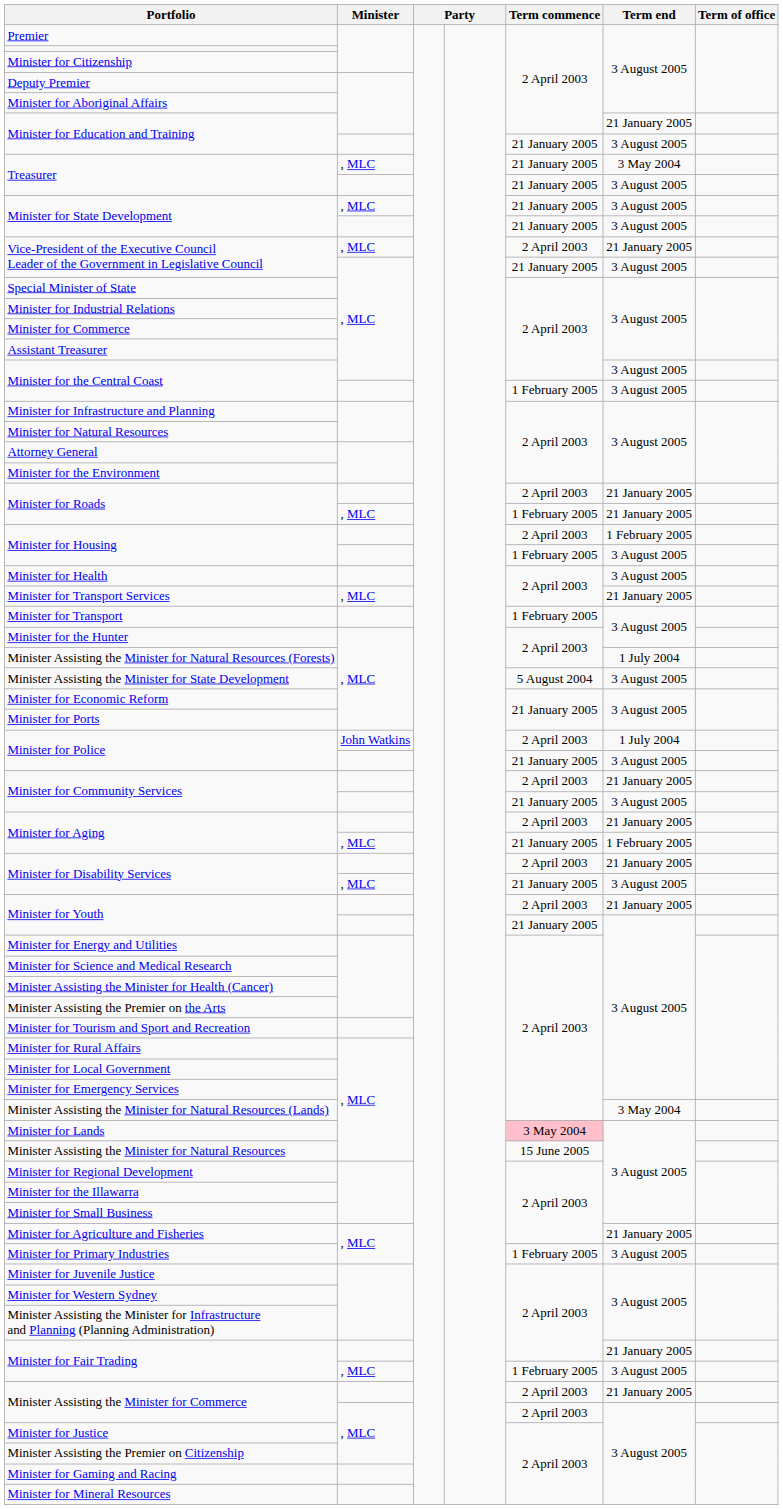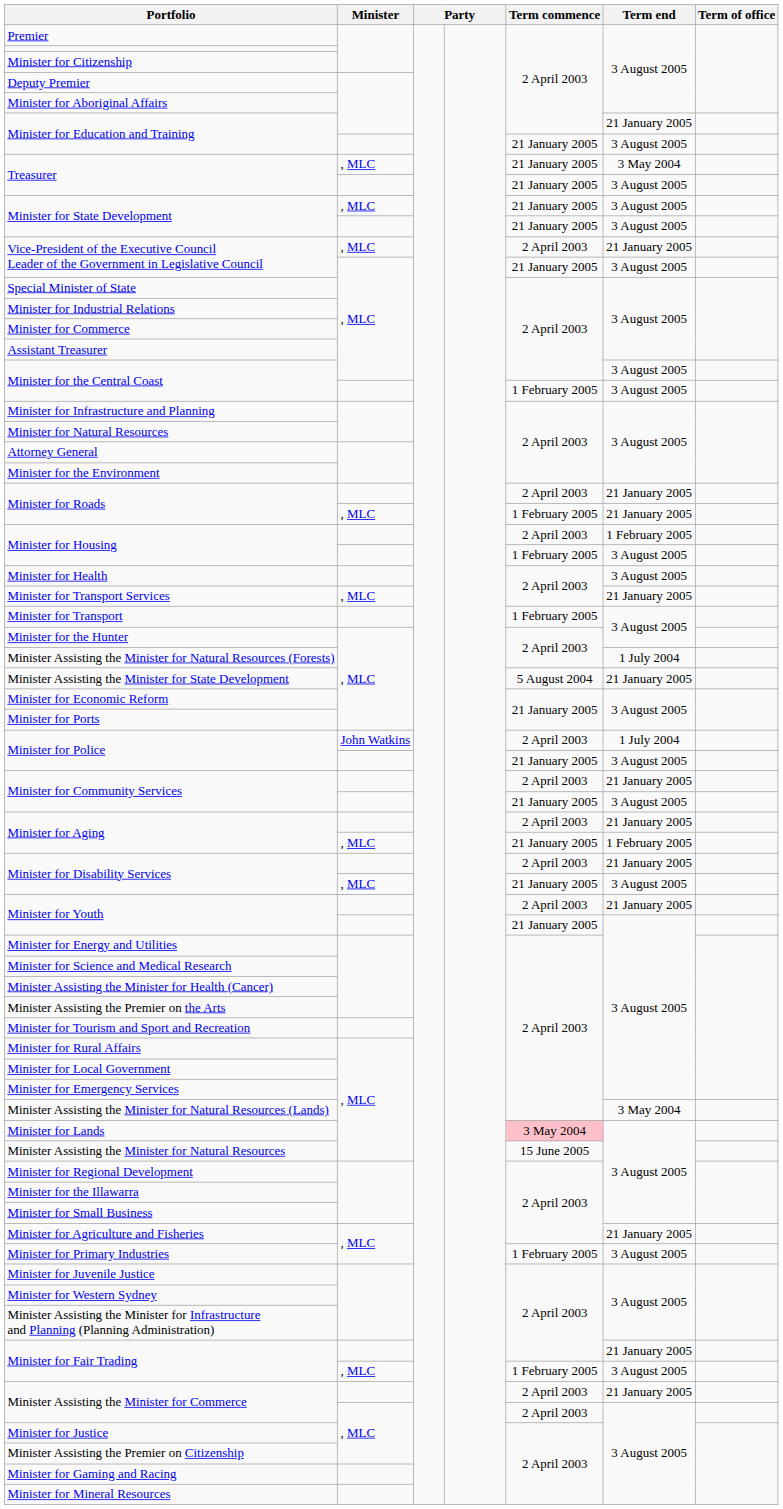(649, 678) 3 August 2005 -> (649, 678) 21 January 2005
